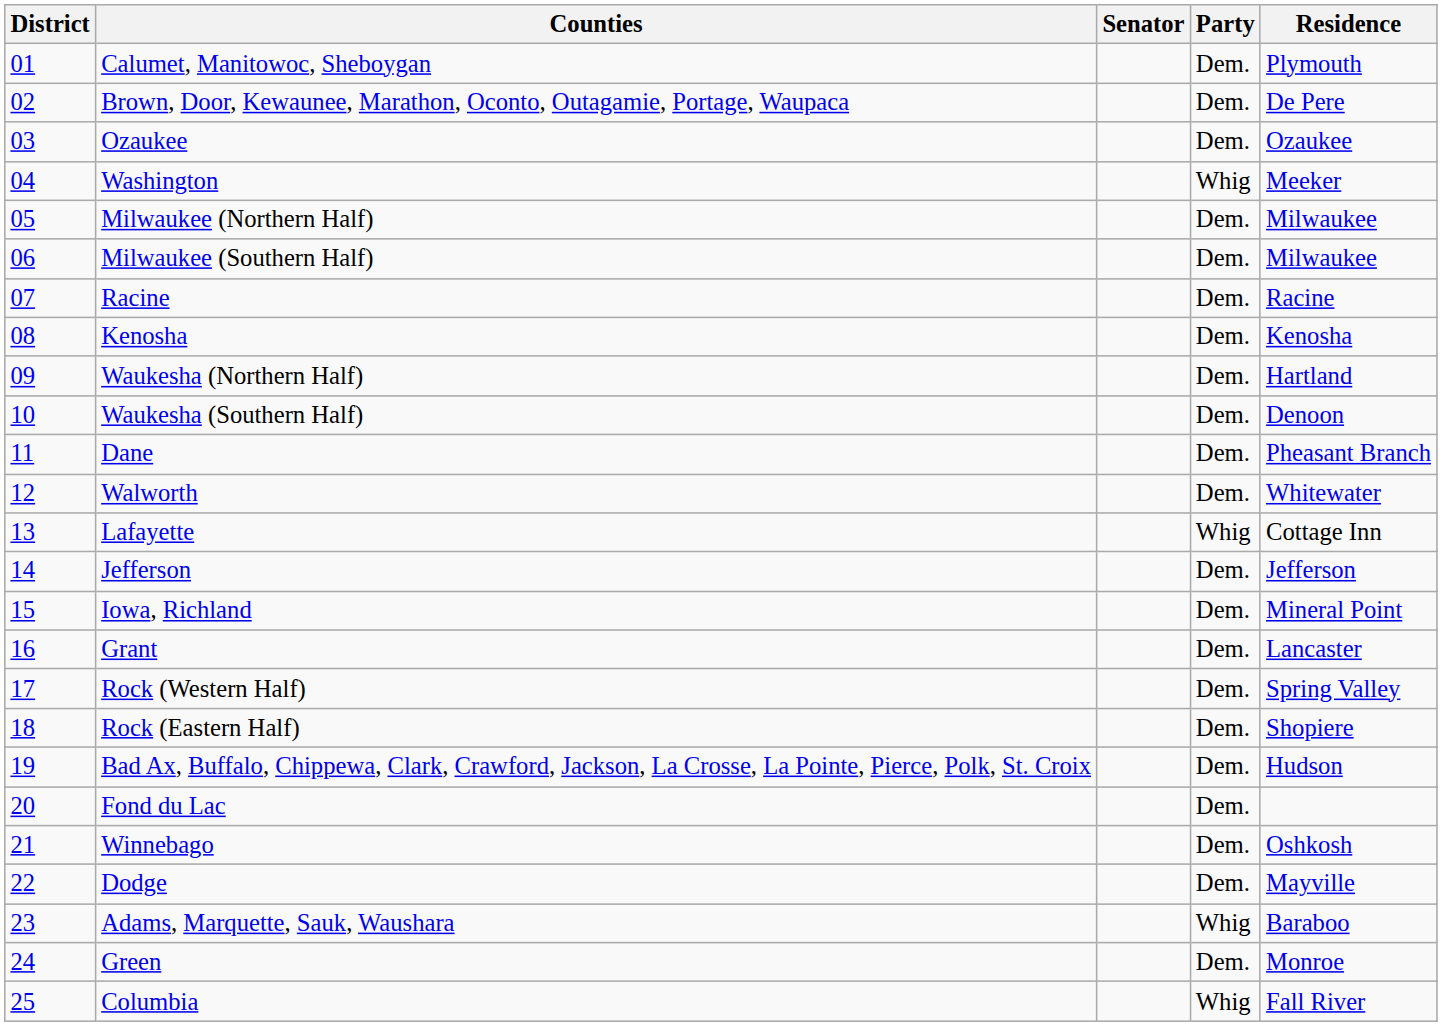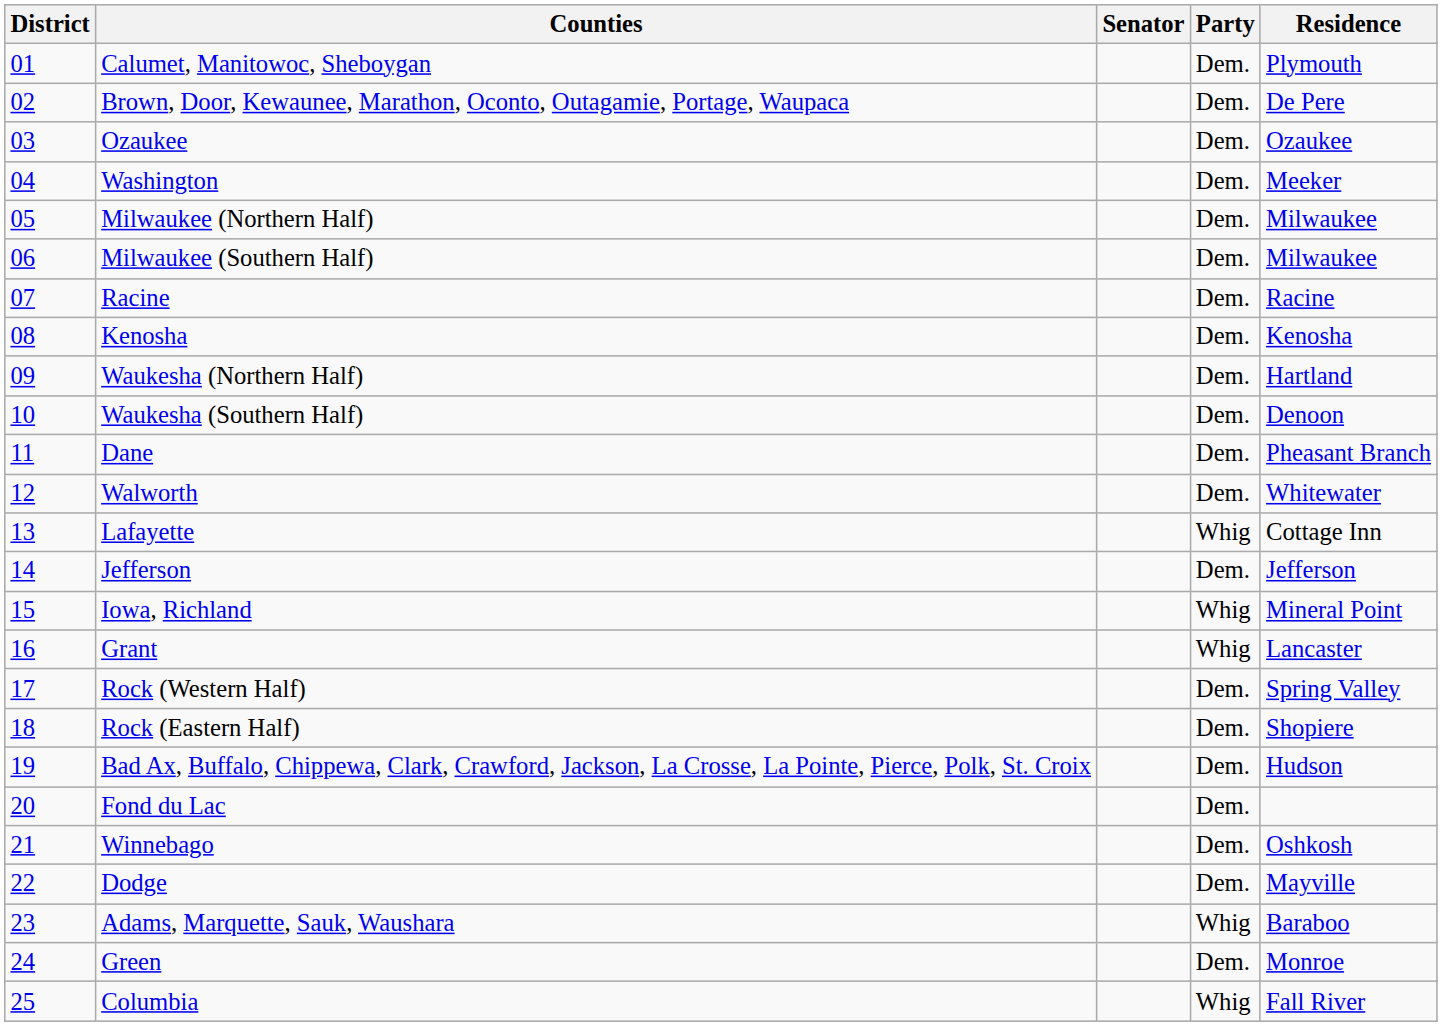(1223, 180) Whig -> (1223, 180) Dem.
(1223, 610) Dem. -> (1223, 610) Whig
(1223, 649) Dem. -> (1223, 649) Whig
